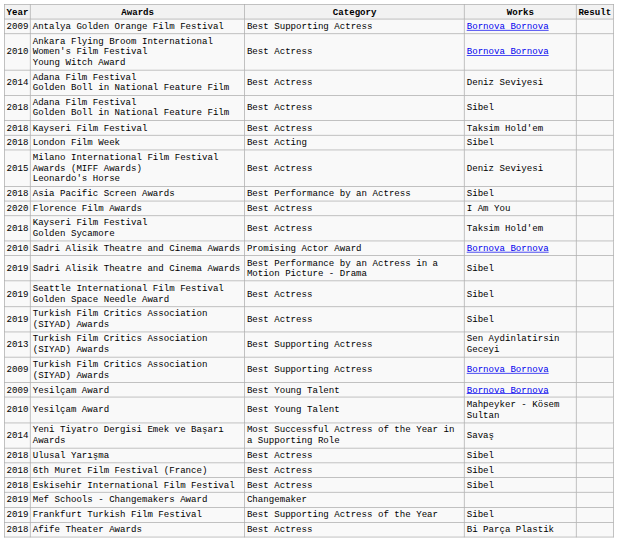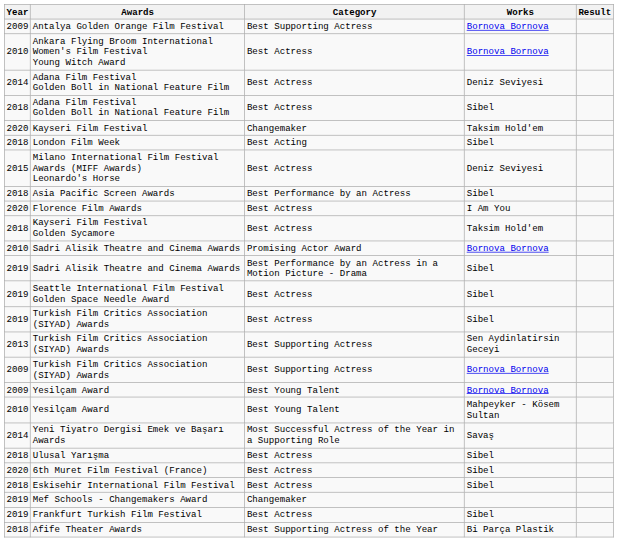(17, 128) 2018 -> (17, 128) 2020
(280, 128) Best Actress -> (277, 128) Changemaker
(17, 470) 2018 -> (17, 470) 2020
(342, 515) Best Supporting Actress of the Year -> (280, 515) Best Actress
(280, 530) Best Actress -> (342, 530) Best Supporting Actress of the Year
